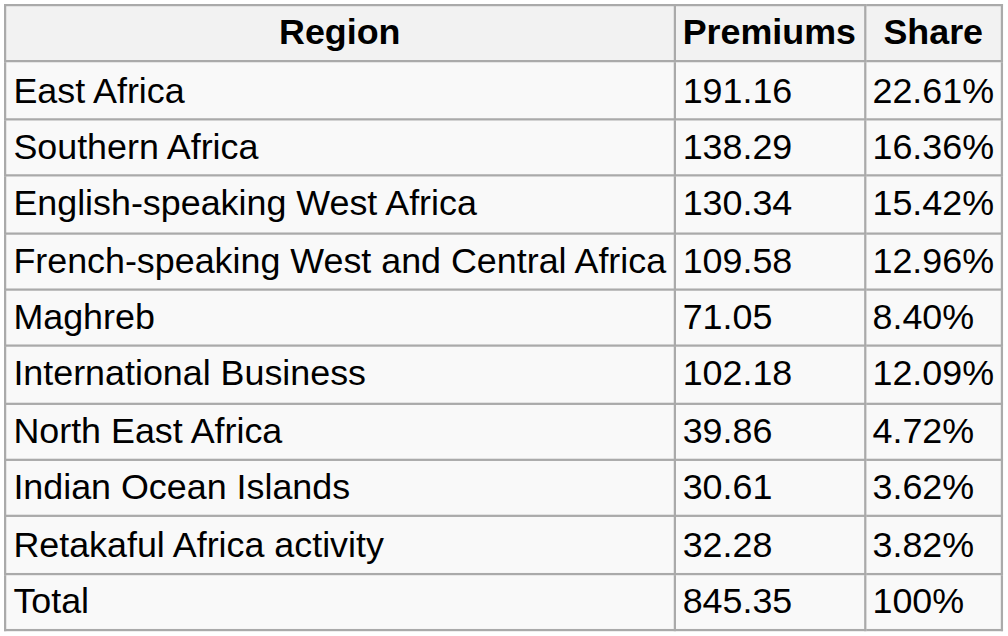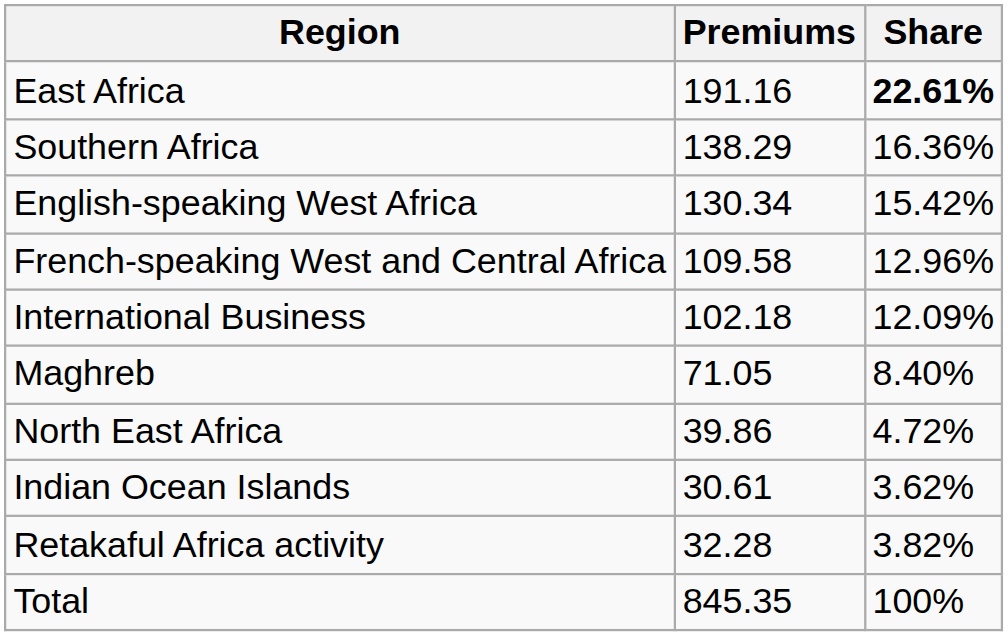(933, 89) normal -> (933, 89) bold
rows swapped: (190, 373) <-> (84, 317)
